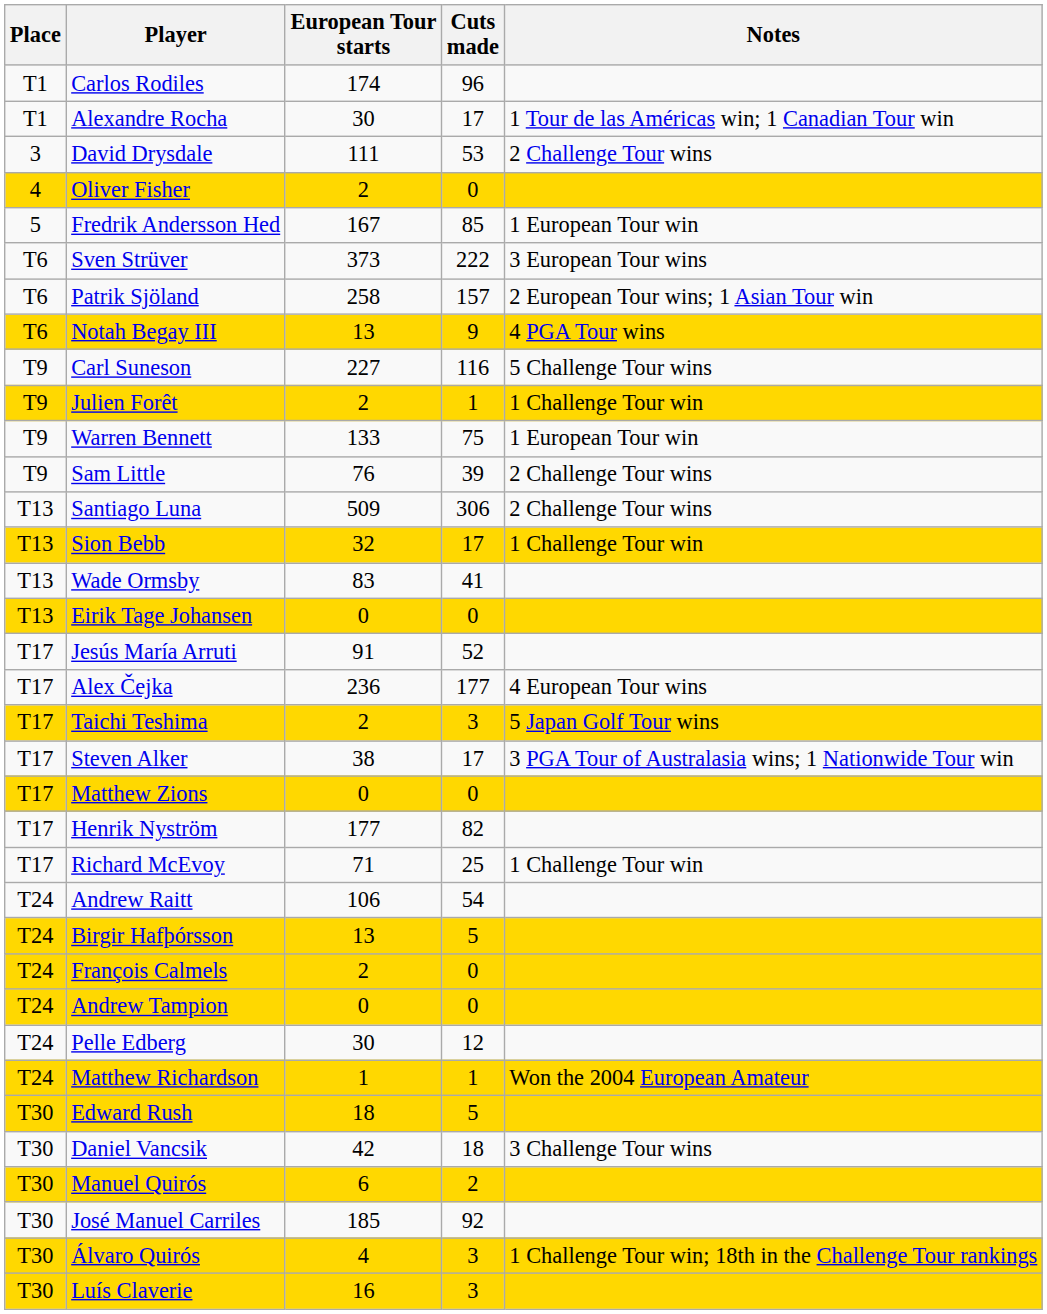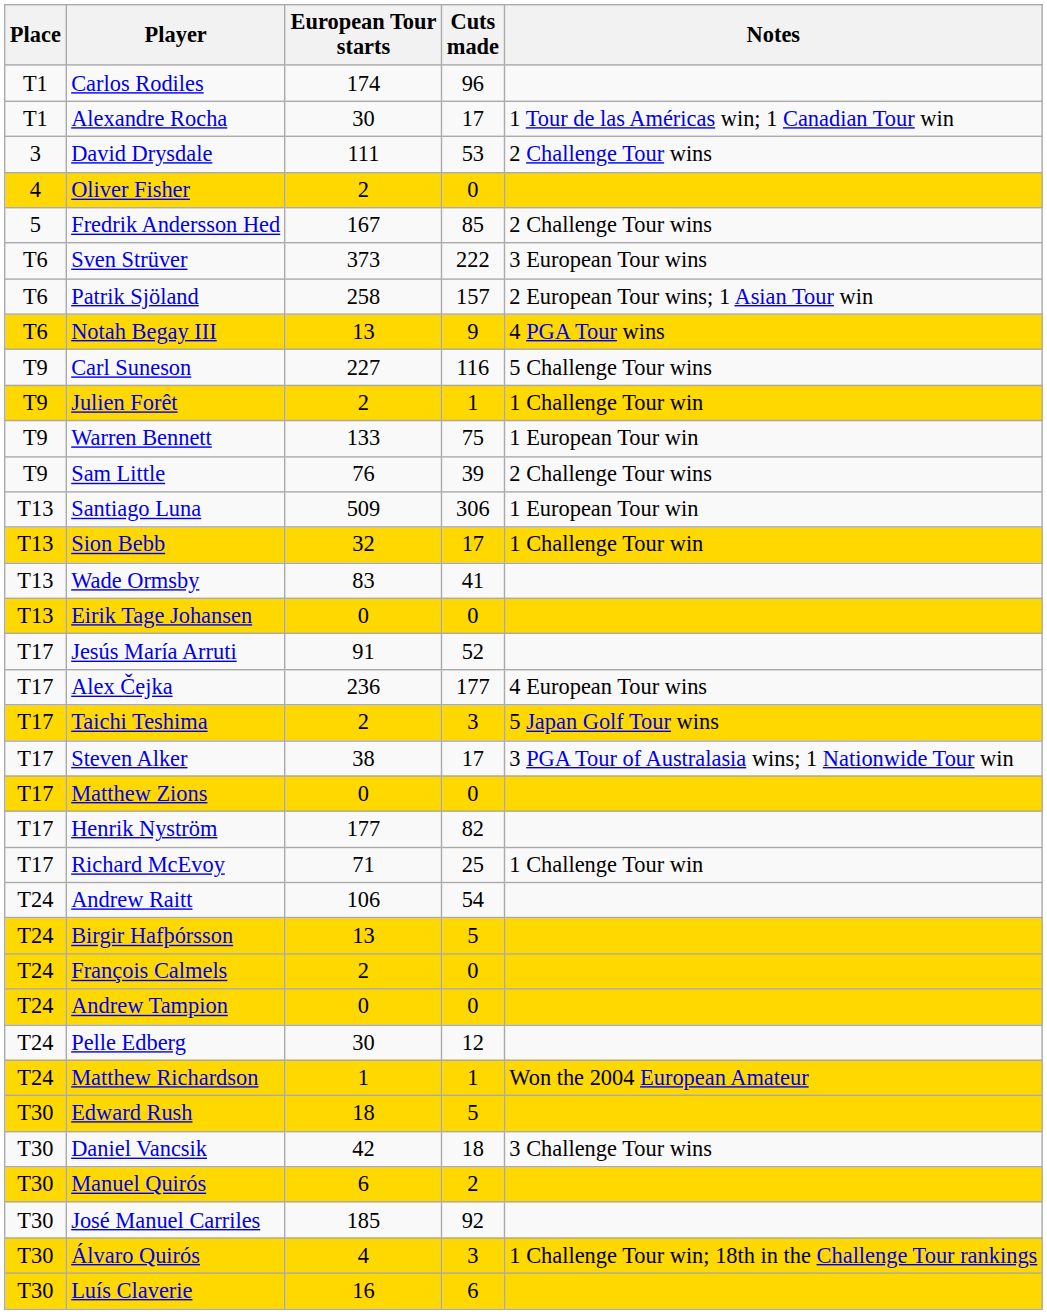(604, 225) 1 European Tour win -> (611, 225) 2 Challenge Tour wins
(611, 509) 2 Challenge Tour wins -> (604, 509) 1 European Tour win
(473, 1290) 3 -> (473, 1290) 6
